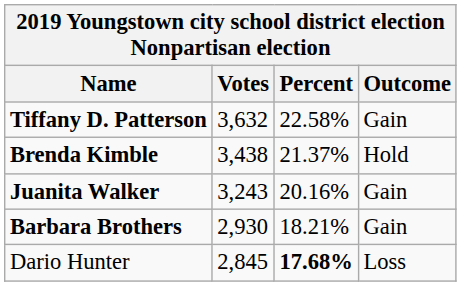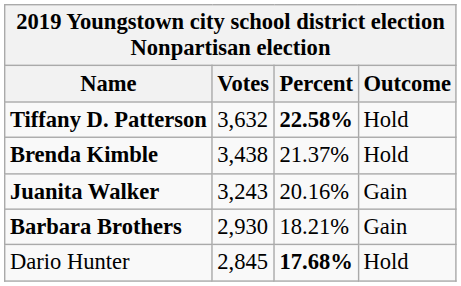(314, 119) normal -> (316, 119) bold
(385, 119) Gain -> (386, 119) Hold
(385, 262) Loss -> (386, 262) Hold
